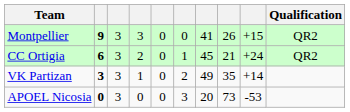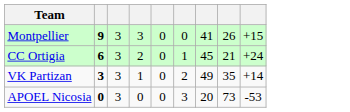- column: (306, 14)
